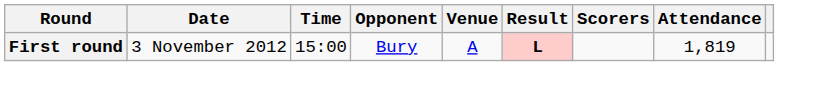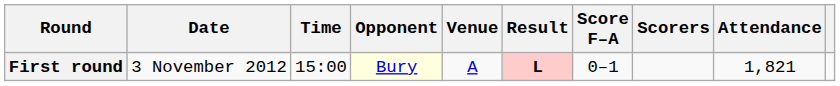+ column: (603, 29)
(397, 47) no background -> (397, 67) lightyellow background
(710, 47) 1,819 -> (770, 67) 1,821
